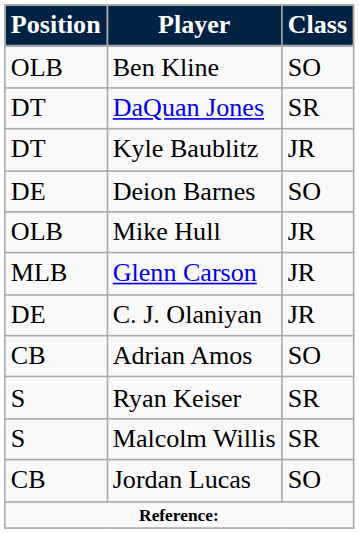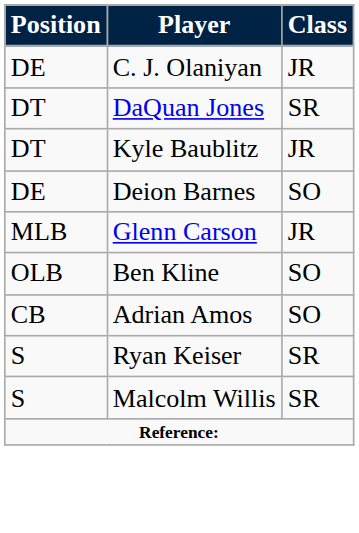rows swapped: (187, 314) <-> (166, 66)
- row: (167, 231)
- row: (182, 480)
